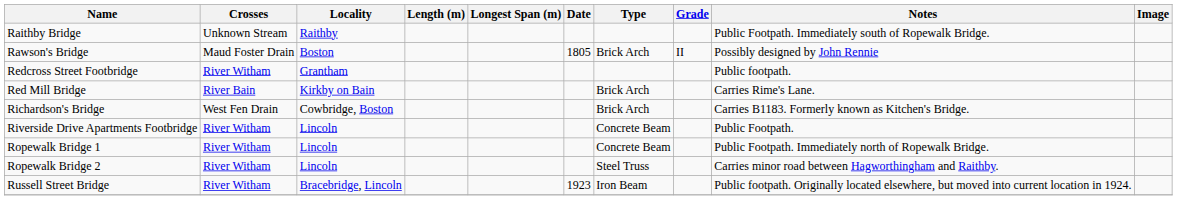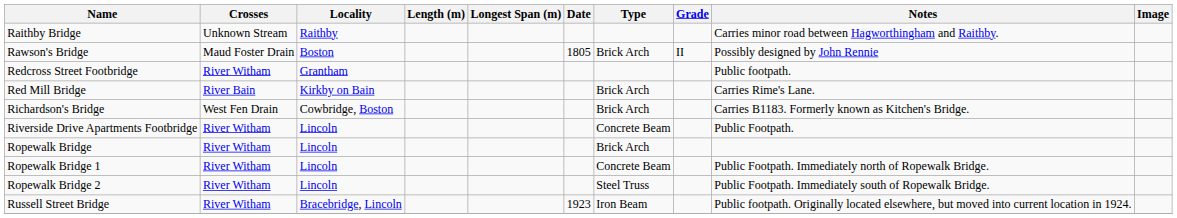(852, 33) Public Footpath. Immediately south of Ropewalk Bridge. -> (856, 33) Carries minor road between Hagworthingham and Raithby.
+ row: (49, 147)
(856, 166) Carries minor road between Hagworthingham and Raithby. -> (852, 185) Public Footpath. Immediately south of Ropewalk Bridge.
